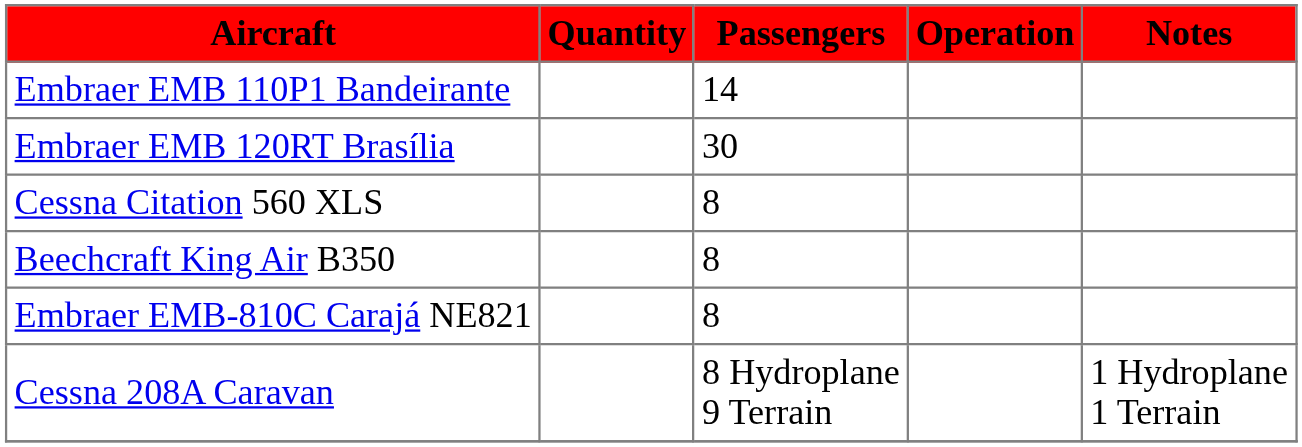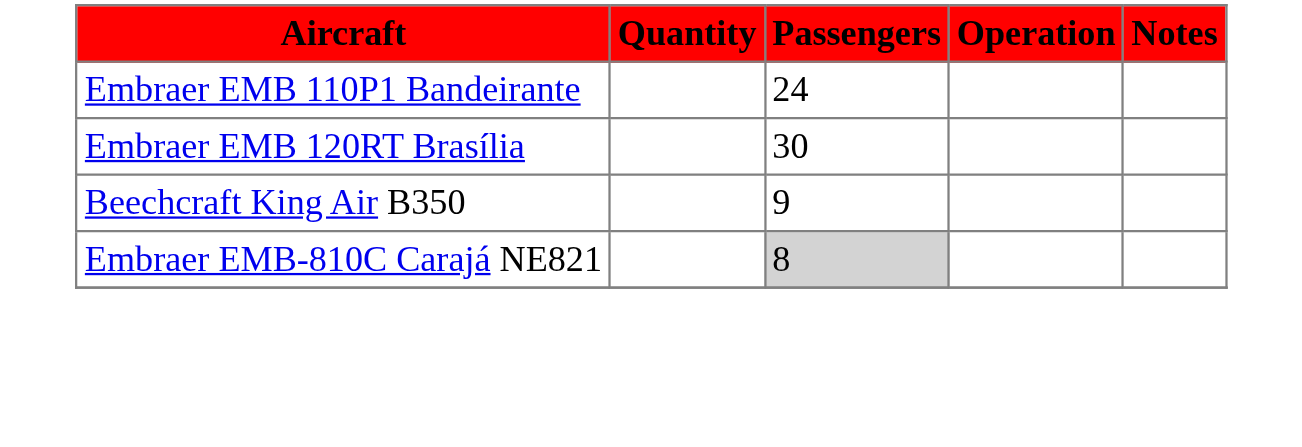(720, 89) 14 -> (790, 89) 24
- row: (199, 202)
(711, 258) 8 -> (781, 202) 9
(711, 315) no background -> (781, 258) lightgrey background
- row: (174, 392)
